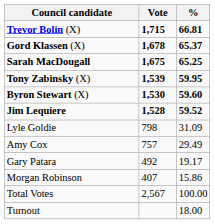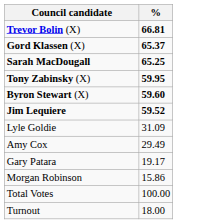- column: (158, 12)
